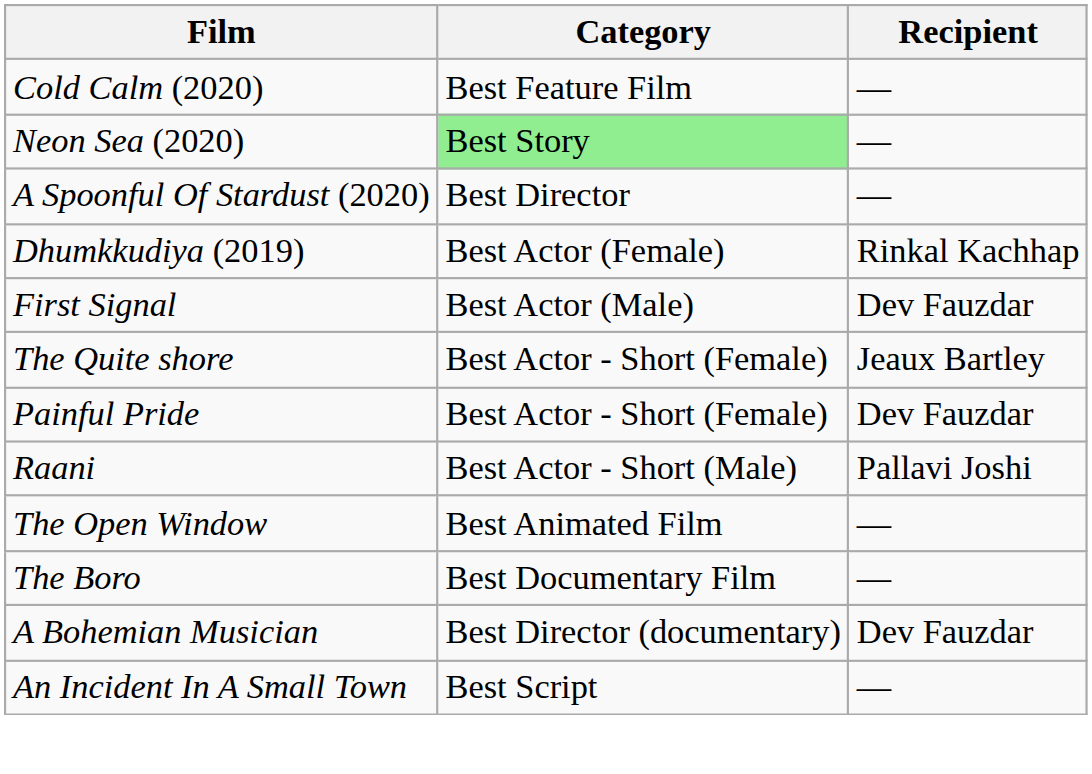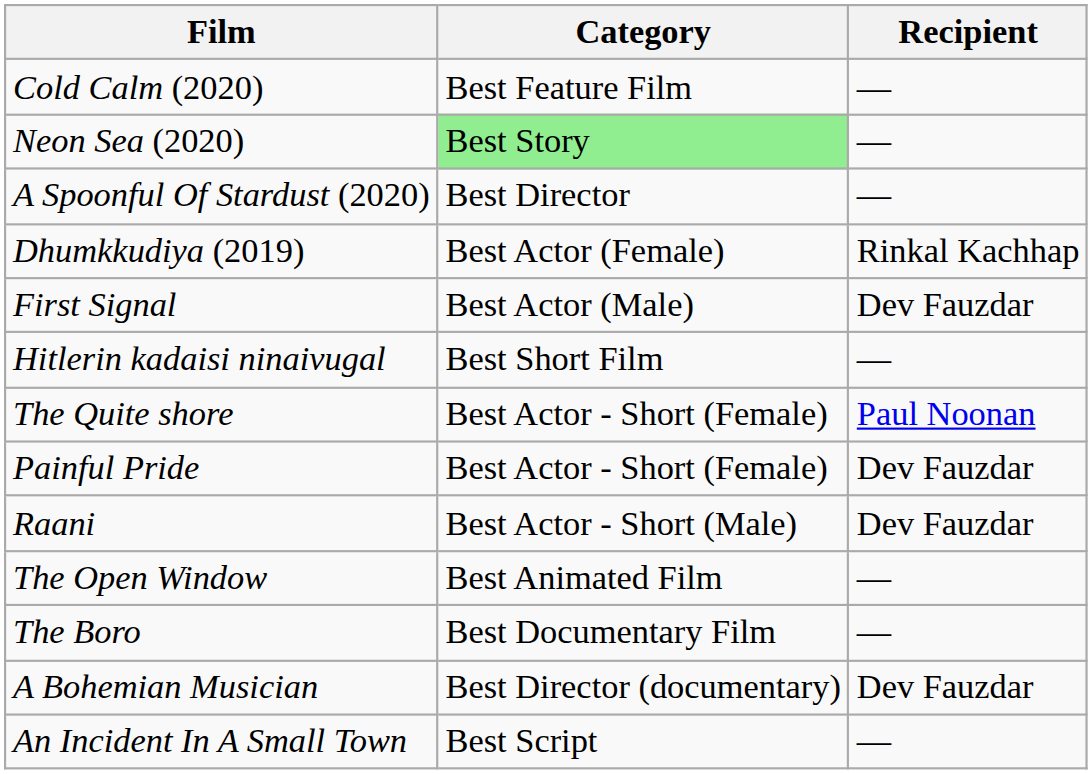+ row: (199, 359)
(951, 359) Jeaux Bartley -> (946, 413) Paul Noonan
(944, 468) Pallavi Joshi -> (945, 522) Dev Fauzdar
